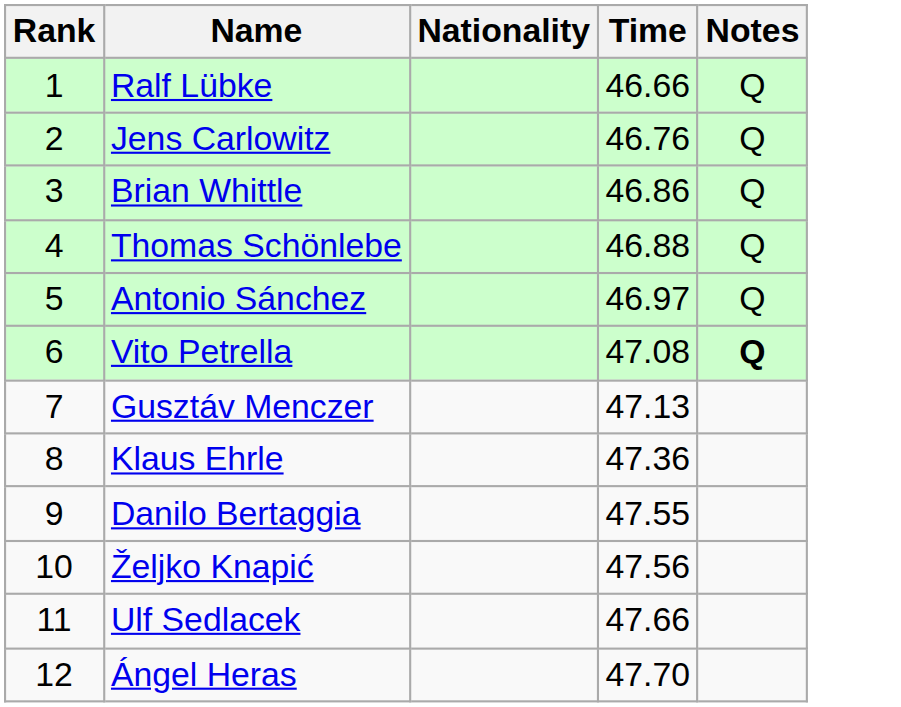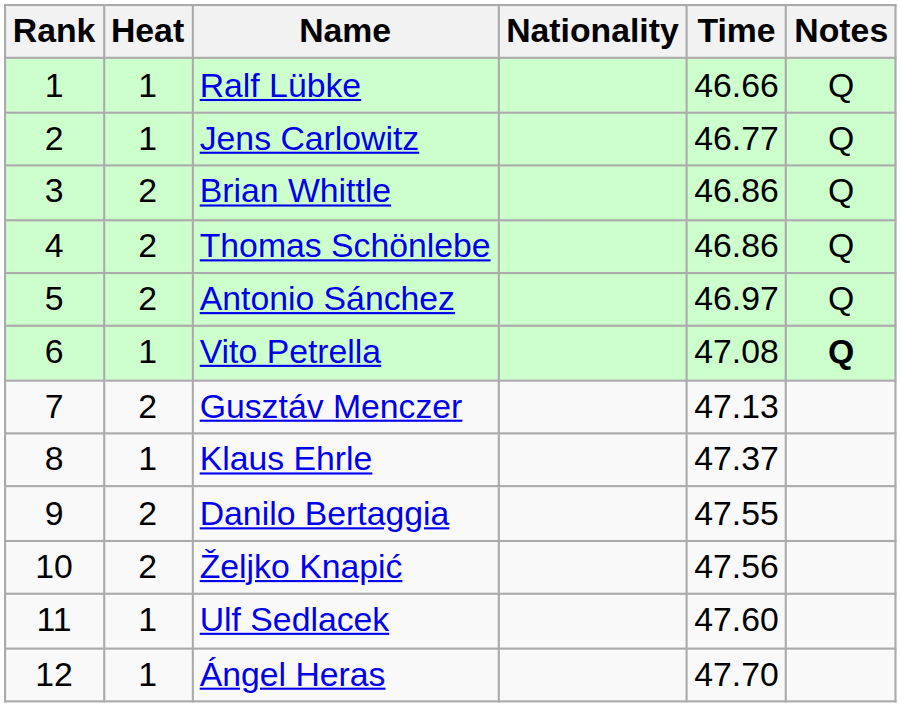+ column: (148, 31)
(648, 138) 46.76 -> (737, 138) 46.77
(648, 245) 46.88 -> (737, 245) 46.86
(648, 459) 47.36 -> (737, 459) 47.37
(648, 620) 47.66 -> (737, 620) 47.60
